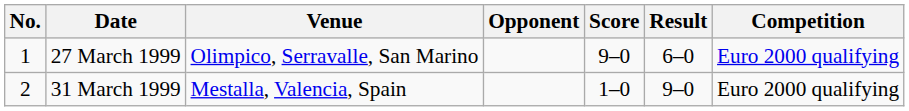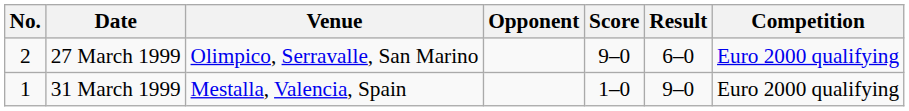(25, 55) 1 -> (25, 55) 2
(25, 88) 2 -> (25, 88) 1
